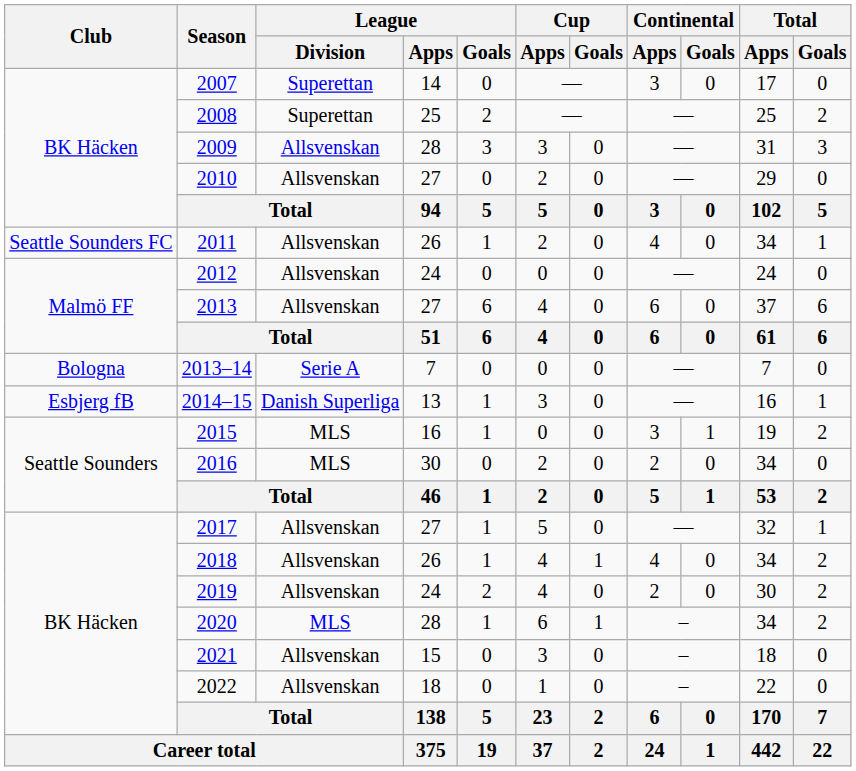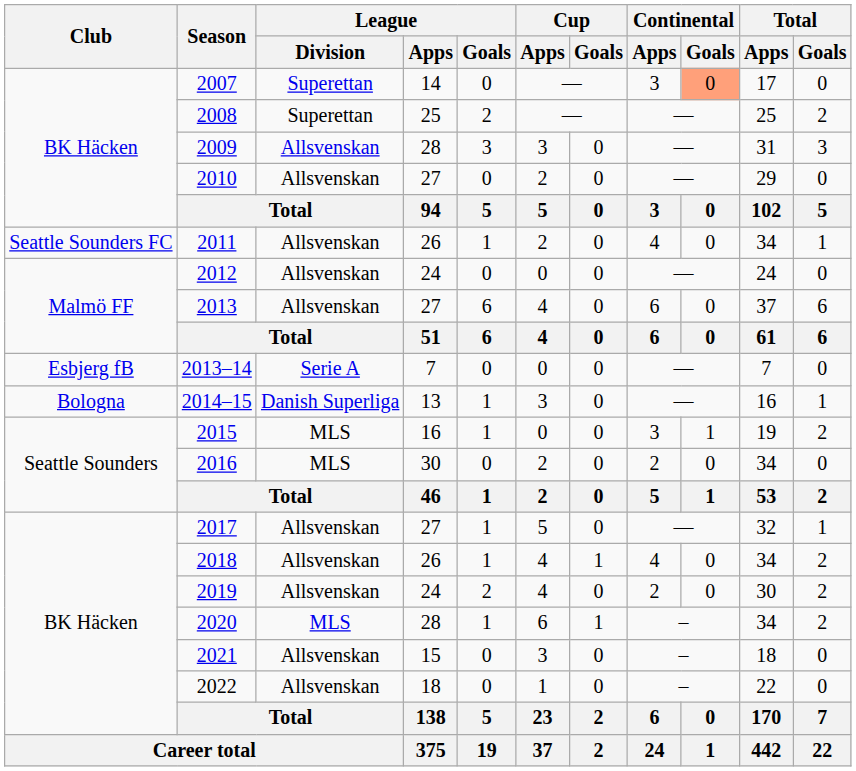(710, 83) no background -> (710, 83) lightsalmon background
(91, 369) Bologna -> (91, 369) Esbjerg fB
(91, 400) Esbjerg fB -> (91, 400) Bologna
